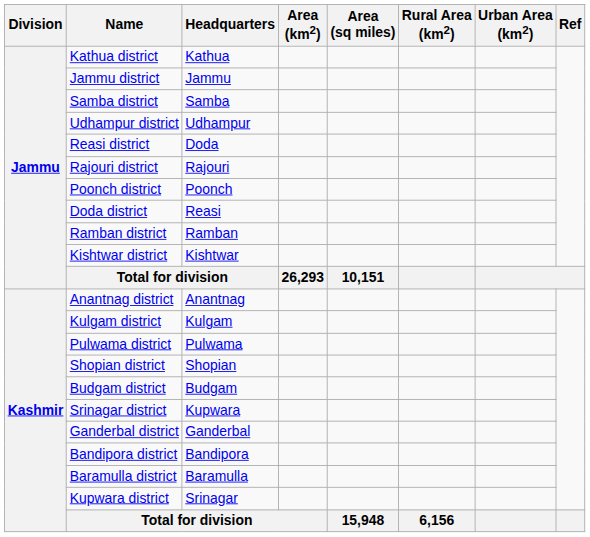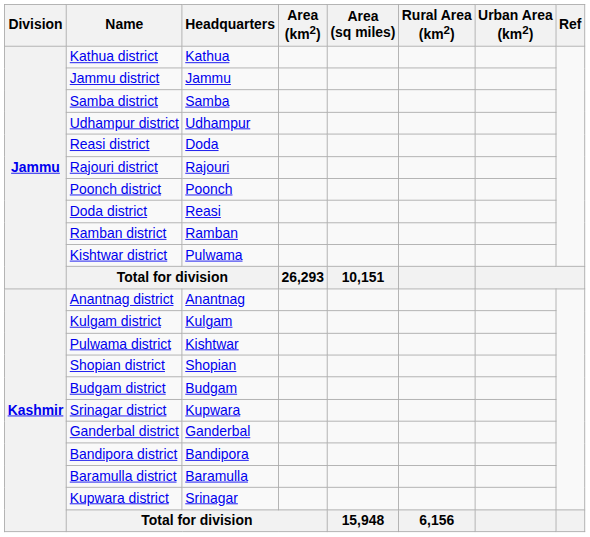(212, 255) Kishtwar -> (214, 255) Pulwama
(214, 344) Pulwama -> (212, 344) Kishtwar
